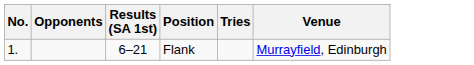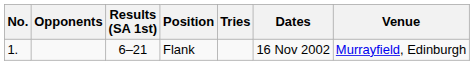+ column: (293, 22)
